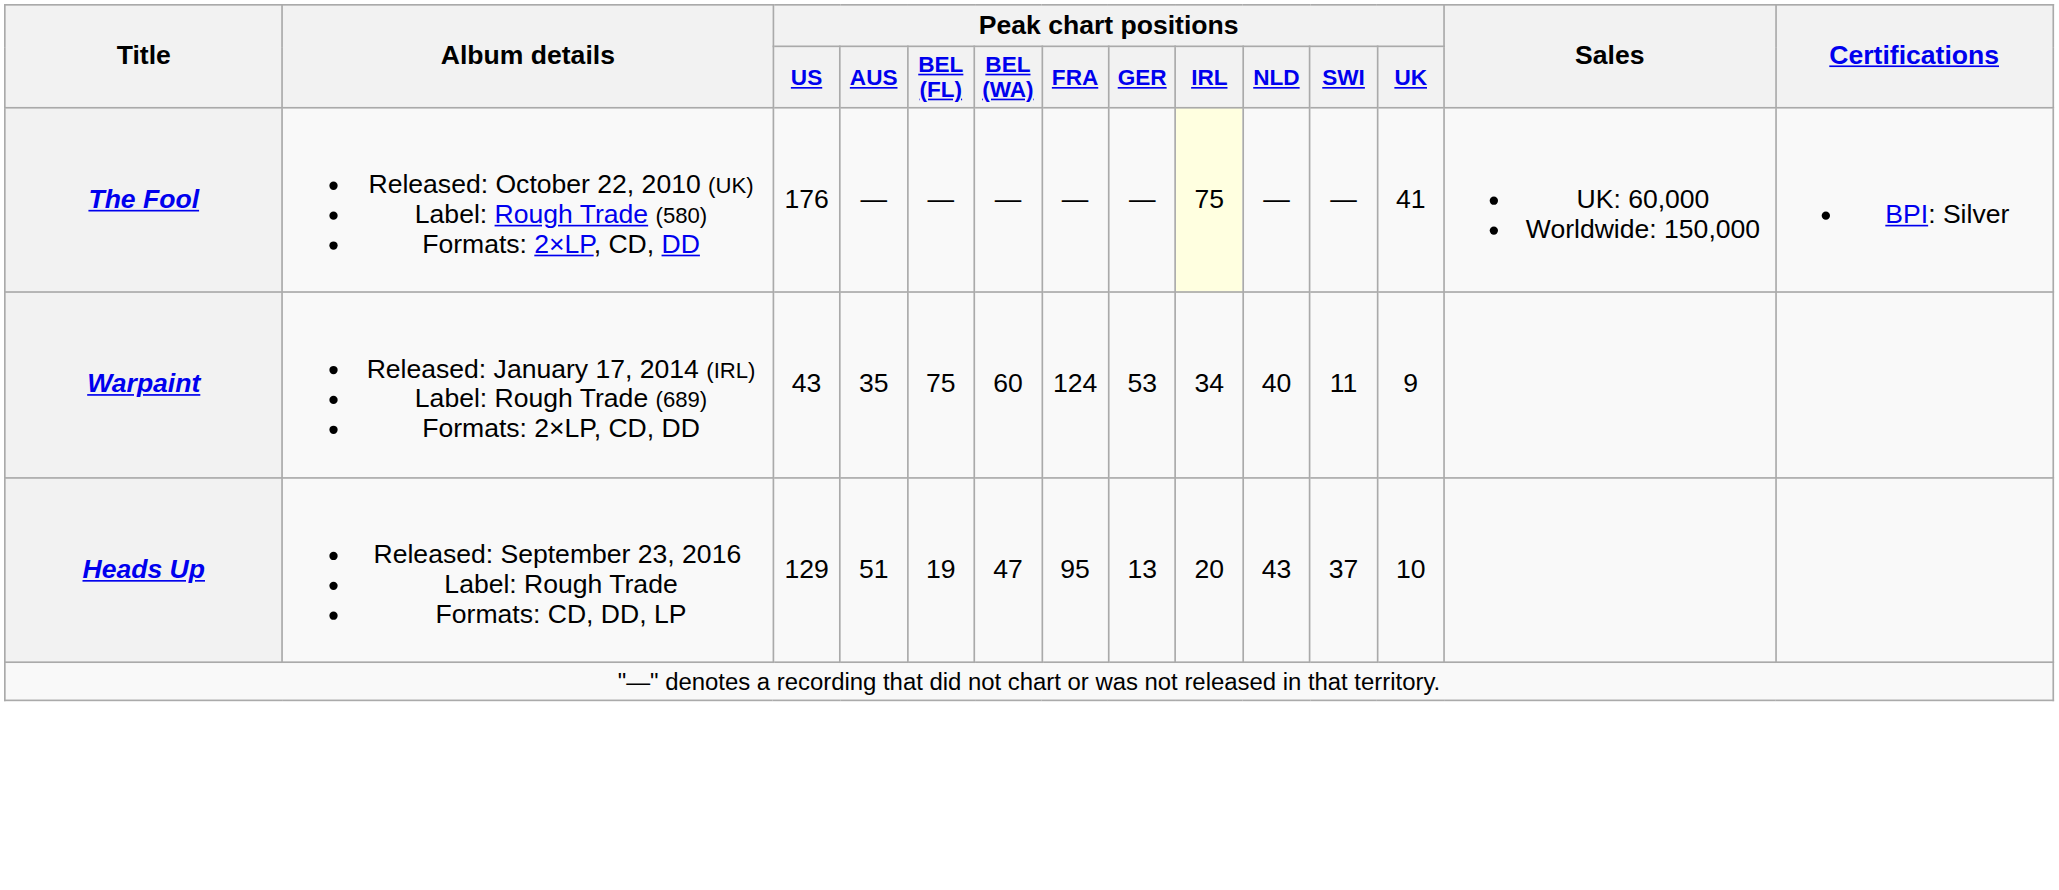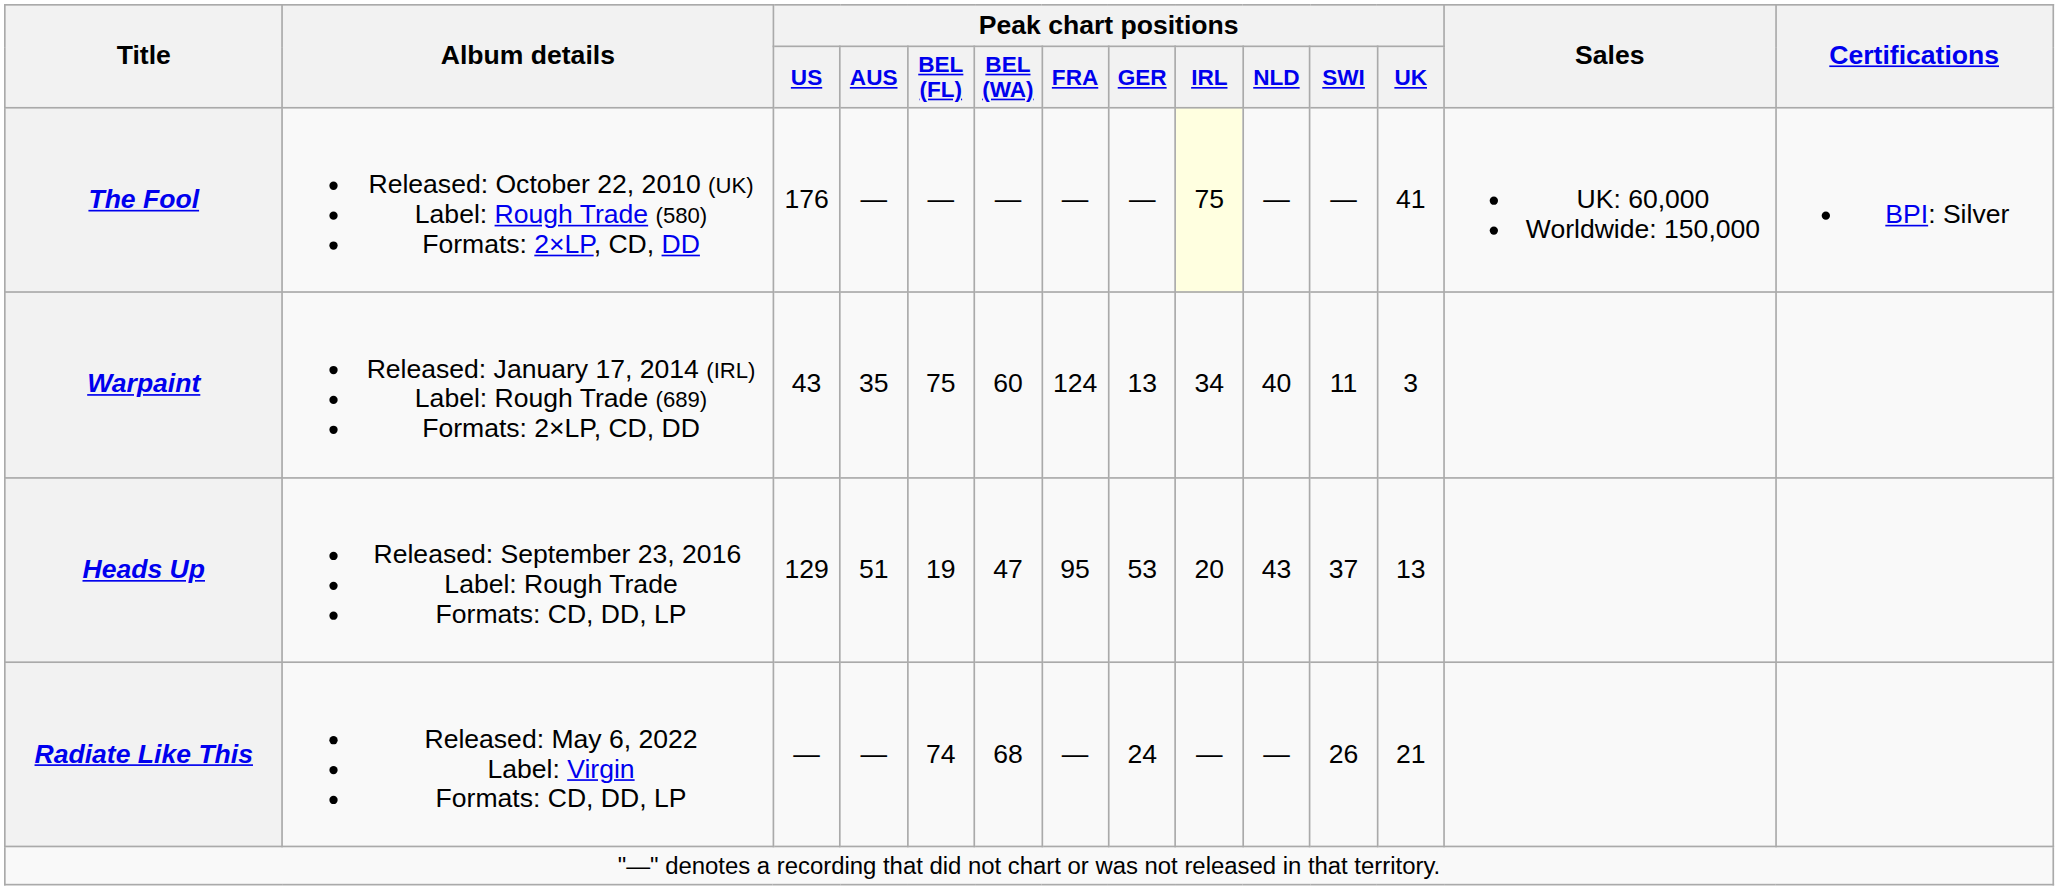(1142, 384) 53 -> (1142, 384) 13
(1411, 384) 9 -> (1411, 384) 3
(1142, 569) 13 -> (1142, 569) 53
(1411, 569) 10 -> (1411, 569) 13
+ row: (144, 754)
